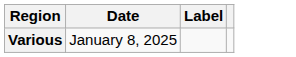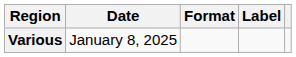+ column: (210, 16)
